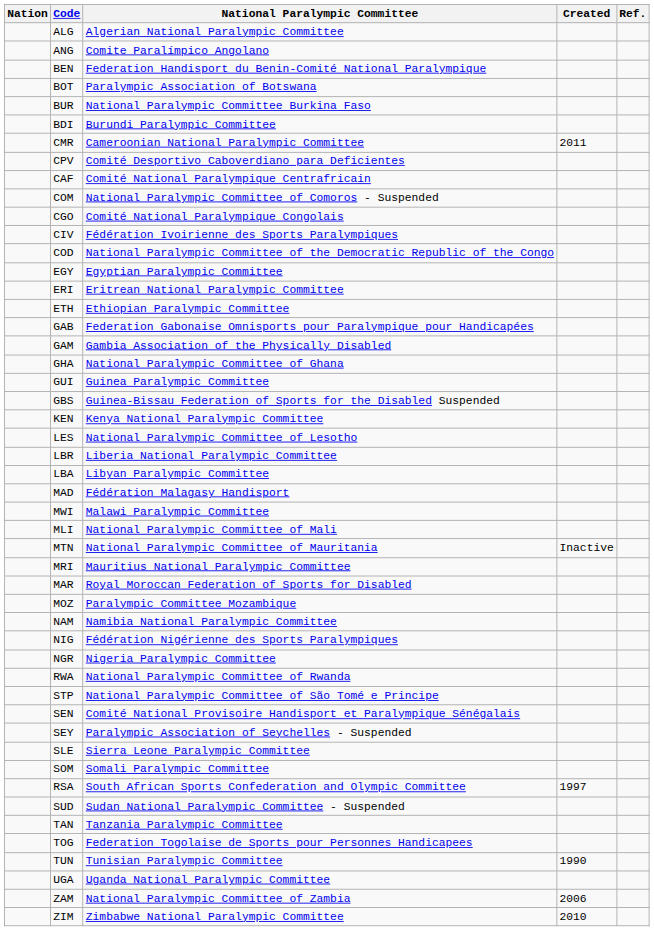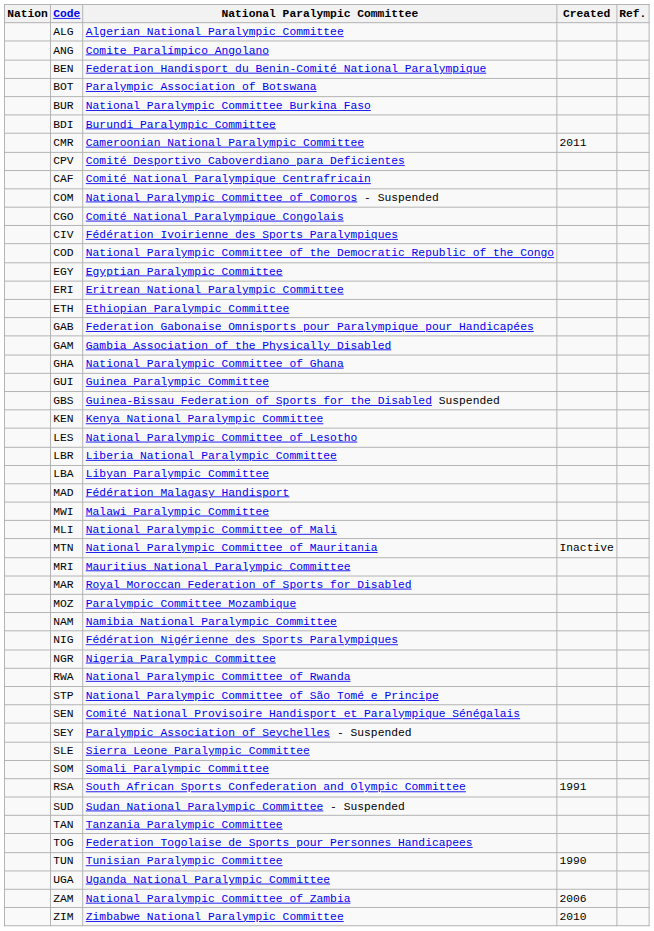(573, 788) 1997 -> (573, 788) 1991
